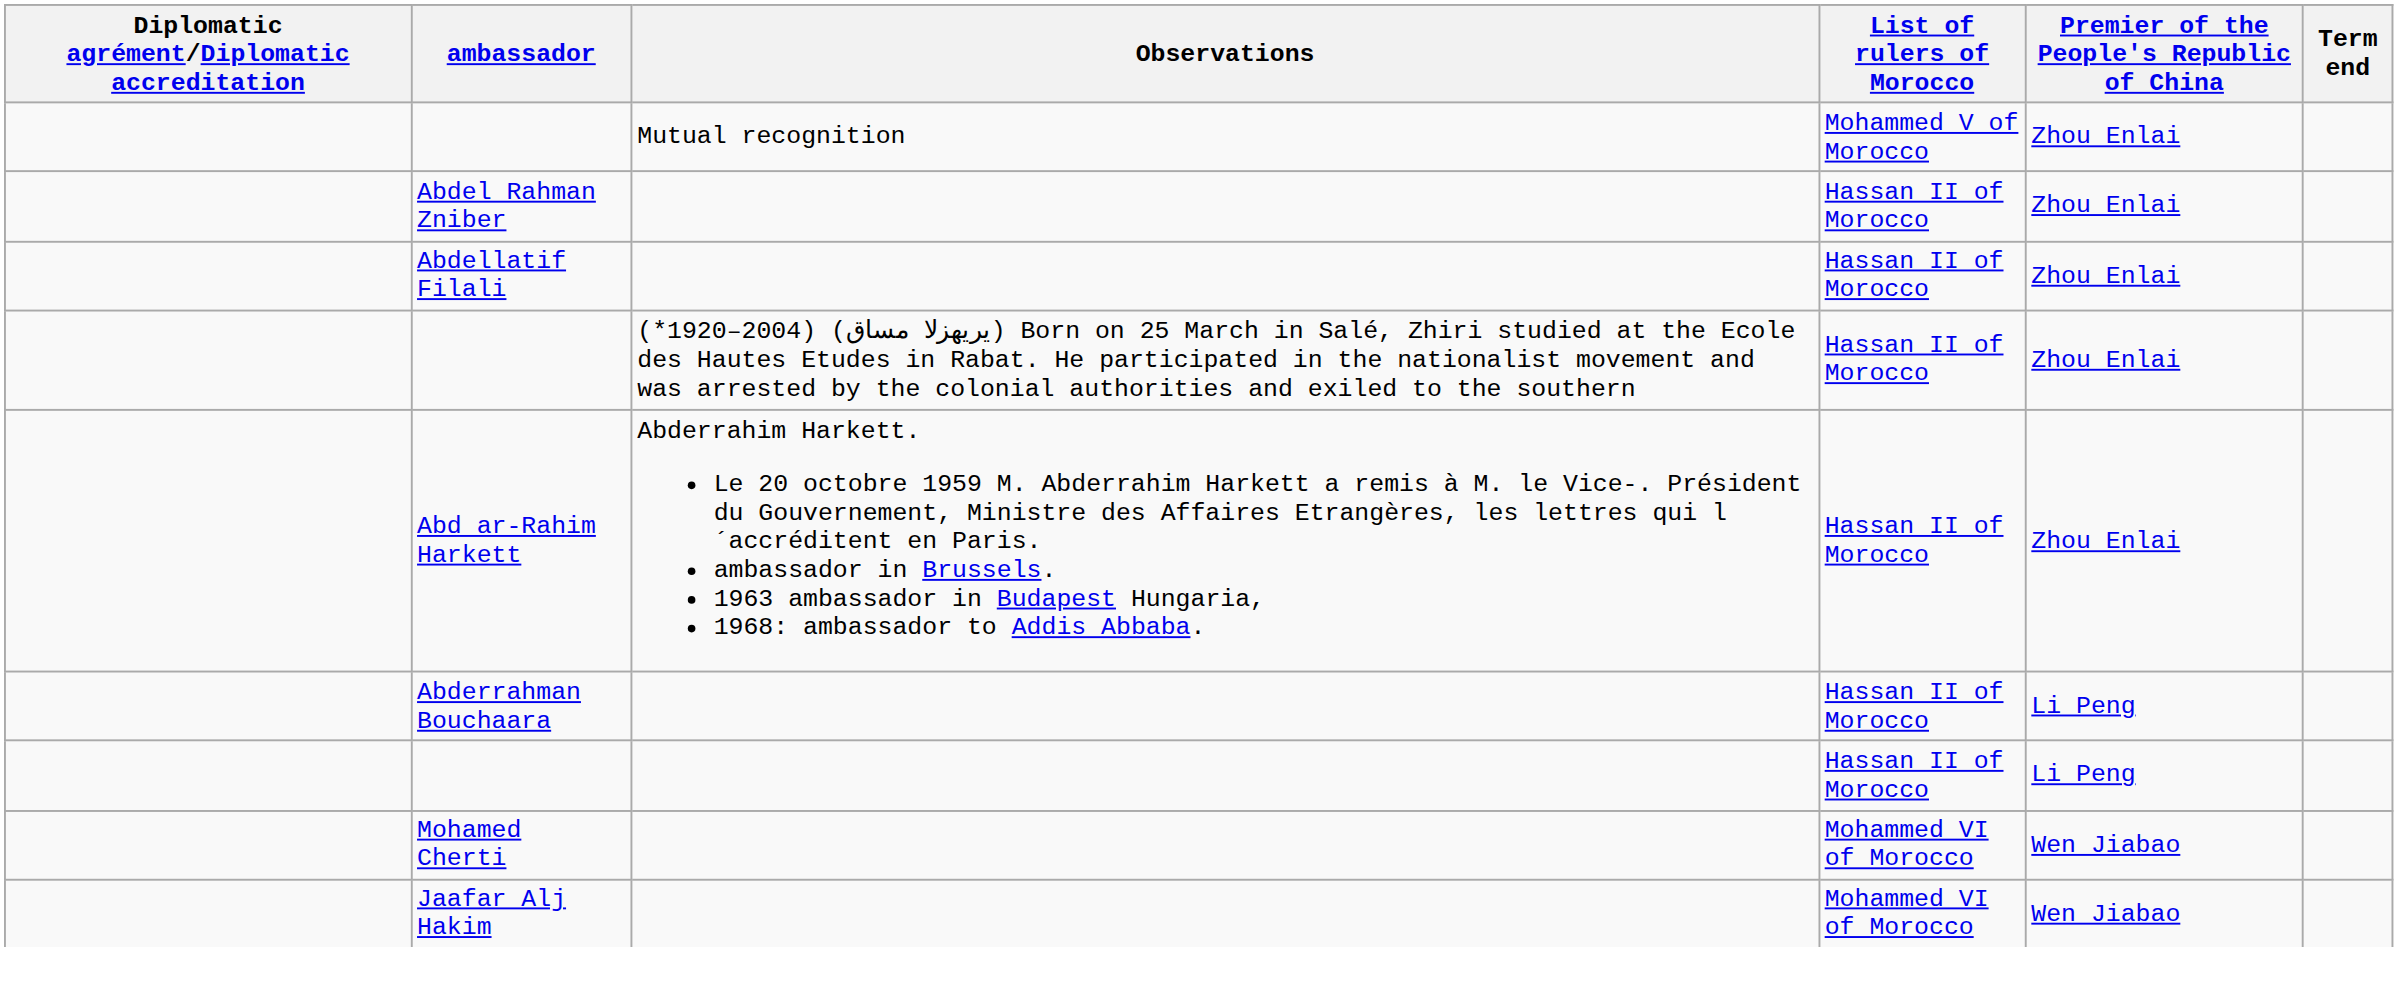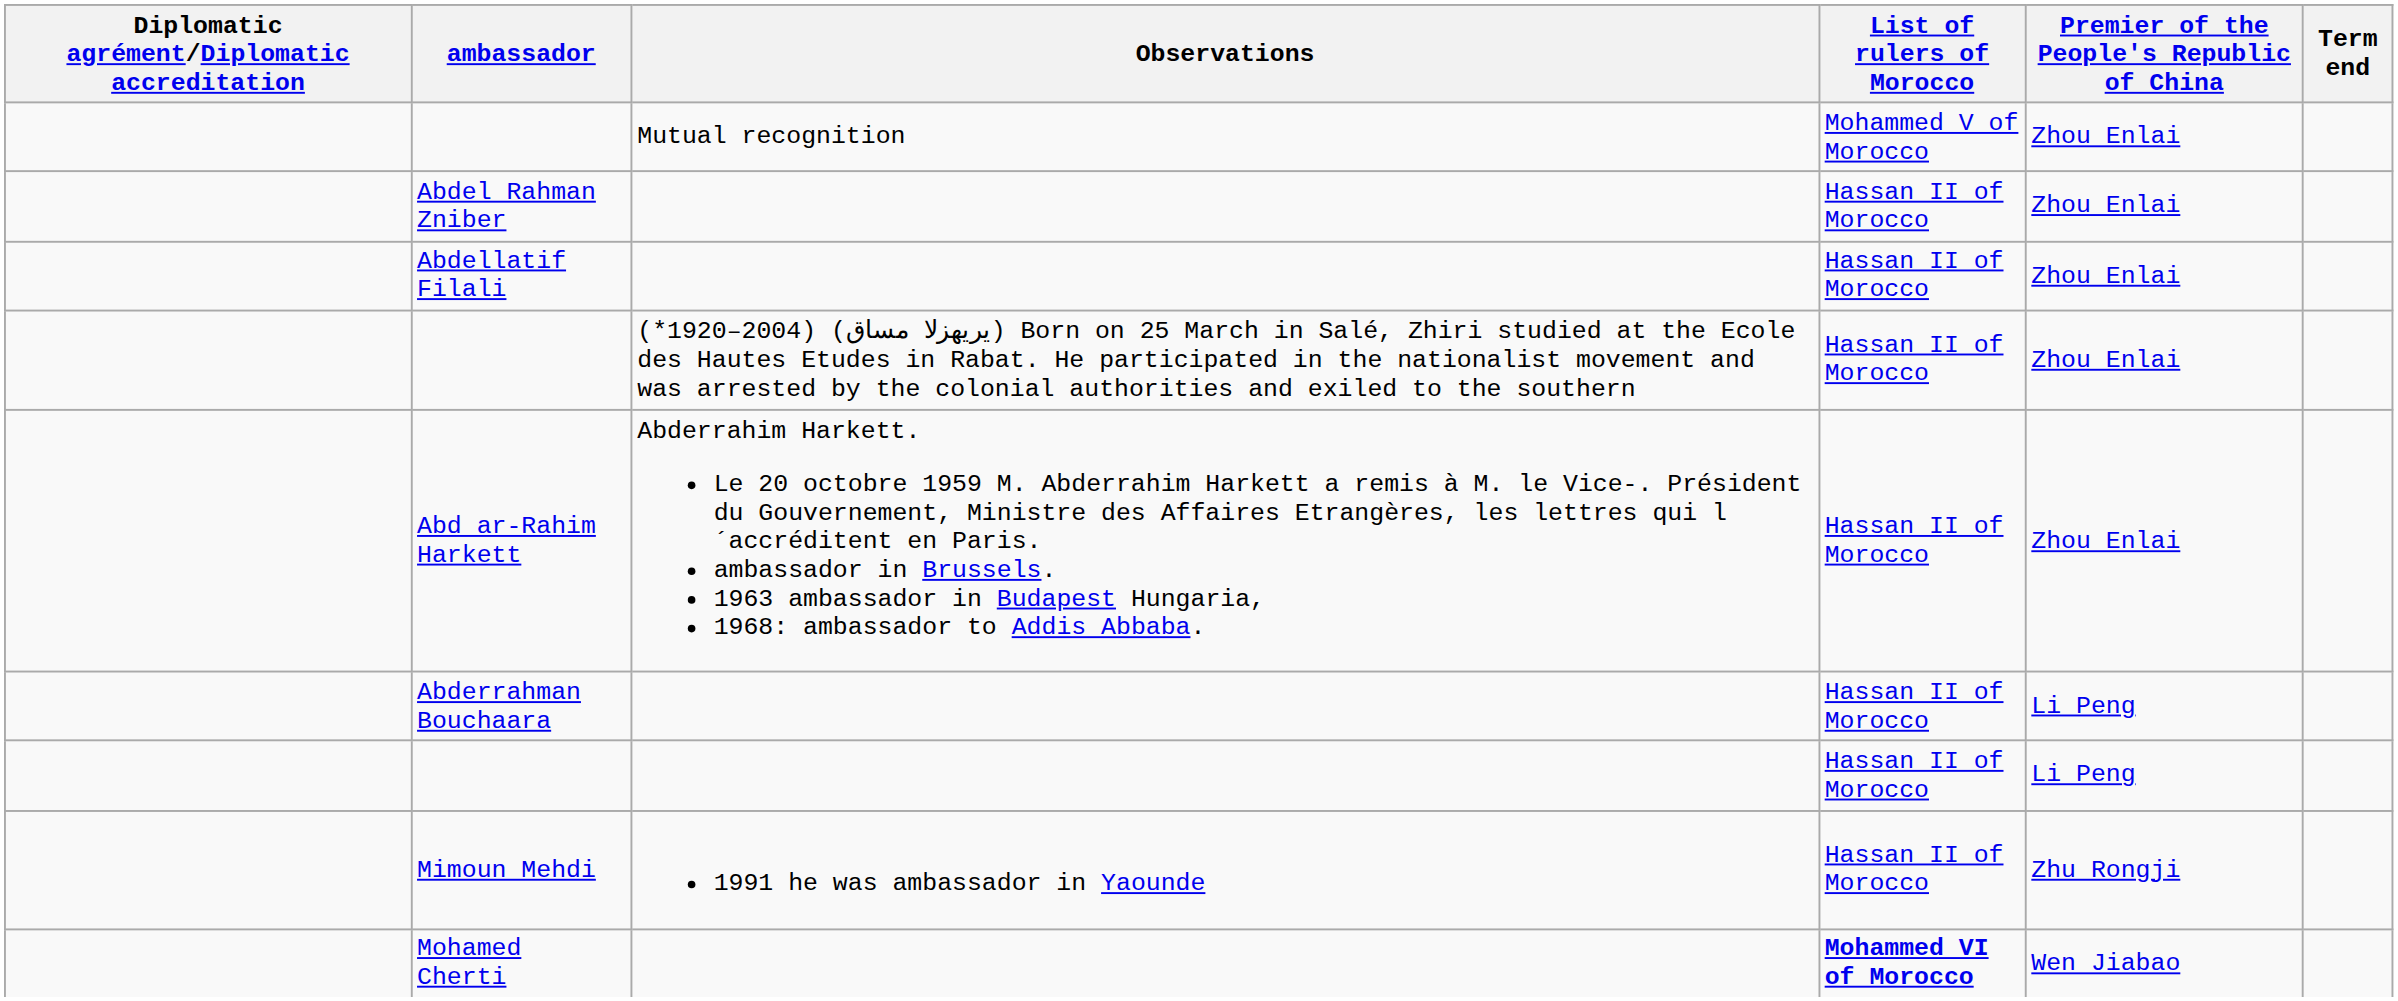+ row: (506, 869)
(1907, 845) normal -> (1907, 963) bold
- row: (492, 914)
